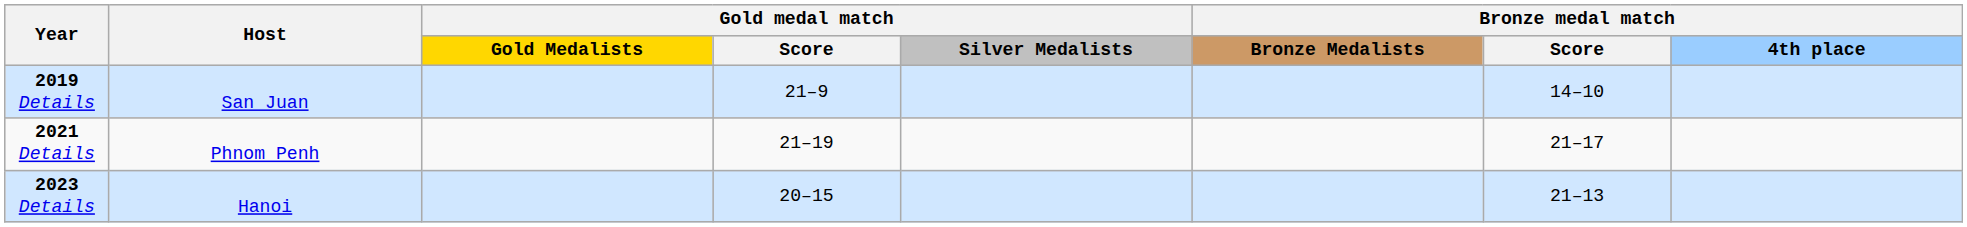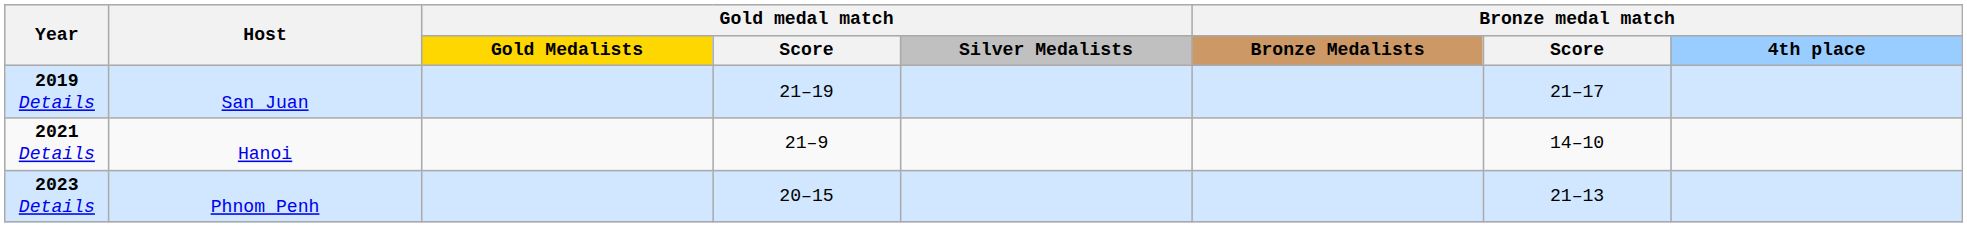(807, 91) 21–9 -> (807, 91) 21–19
(1577, 91) 14–10 -> (1577, 91) 21–17
(265, 154) Phnom Penh -> (265, 154) Hanoi
(807, 144) 21–19 -> (807, 144) 21–9
(1577, 144) 21–17 -> (1577, 144) 14–10
(265, 207) Hanoi -> (265, 207) Phnom Penh
